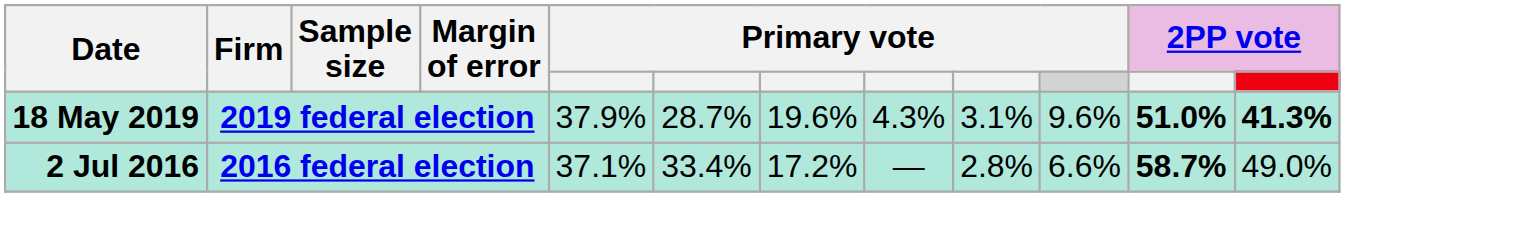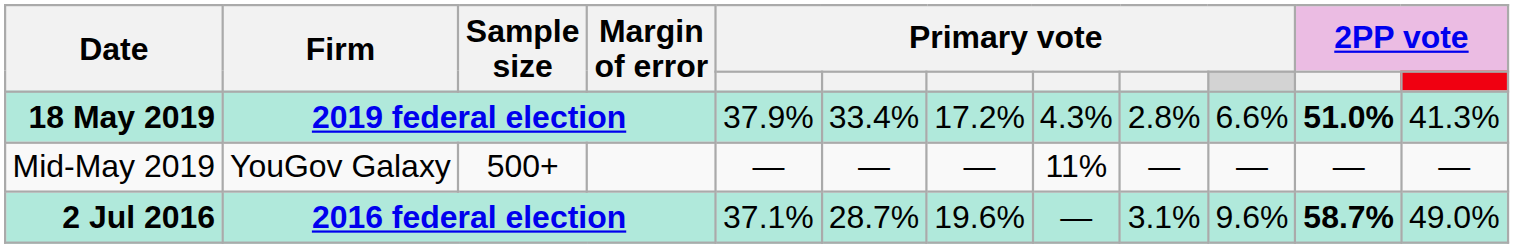(706, 117) 28.7% -> (874, 117) 33.4%
(812, 117) 19.6% -> (980, 117) 17.2%
(997, 117) 3.1% -> (1164, 117) 2.8%
(1084, 117) 9.6% -> (1252, 117) 6.6%
(1287, 117) bold -> (1454, 117) normal
+ row: (114, 167)
(706, 167) 33.4% -> (874, 218) 28.7%
(812, 167) 17.2% -> (980, 218) 19.6%
(997, 167) 2.8% -> (1164, 218) 3.1%
(1084, 167) 6.6% -> (1252, 218) 9.6%
